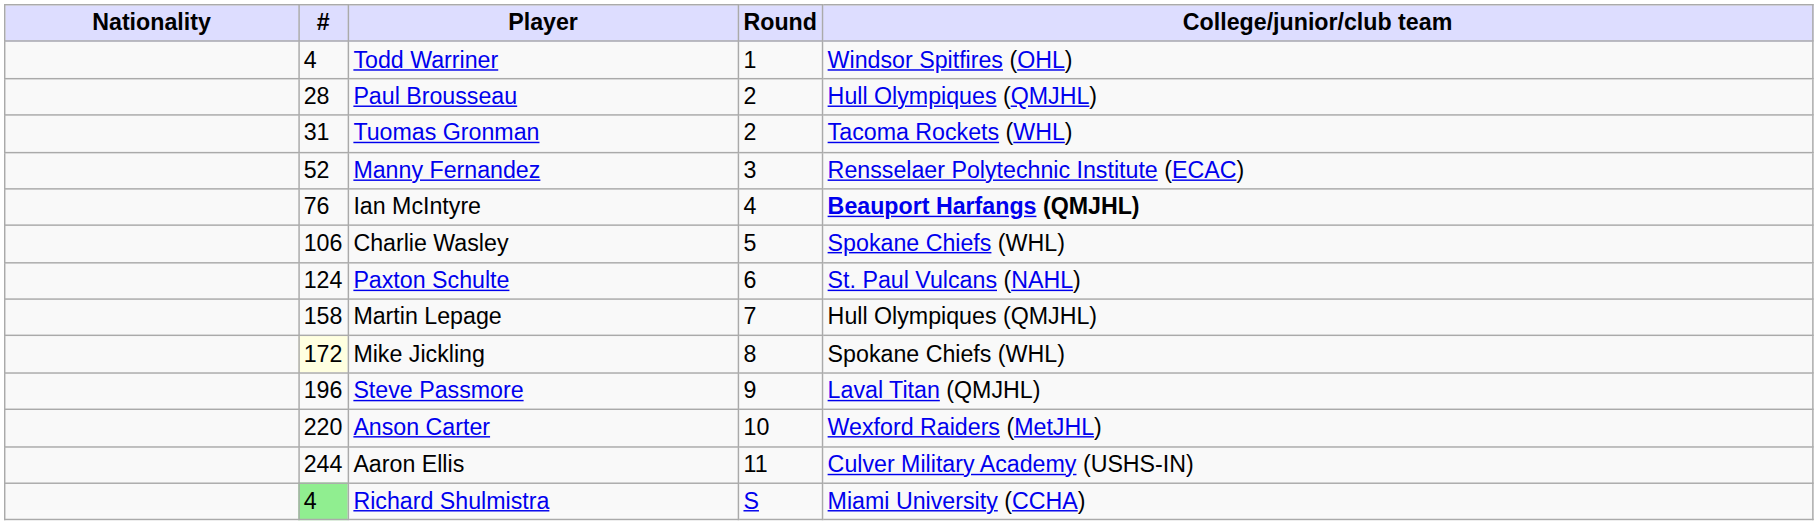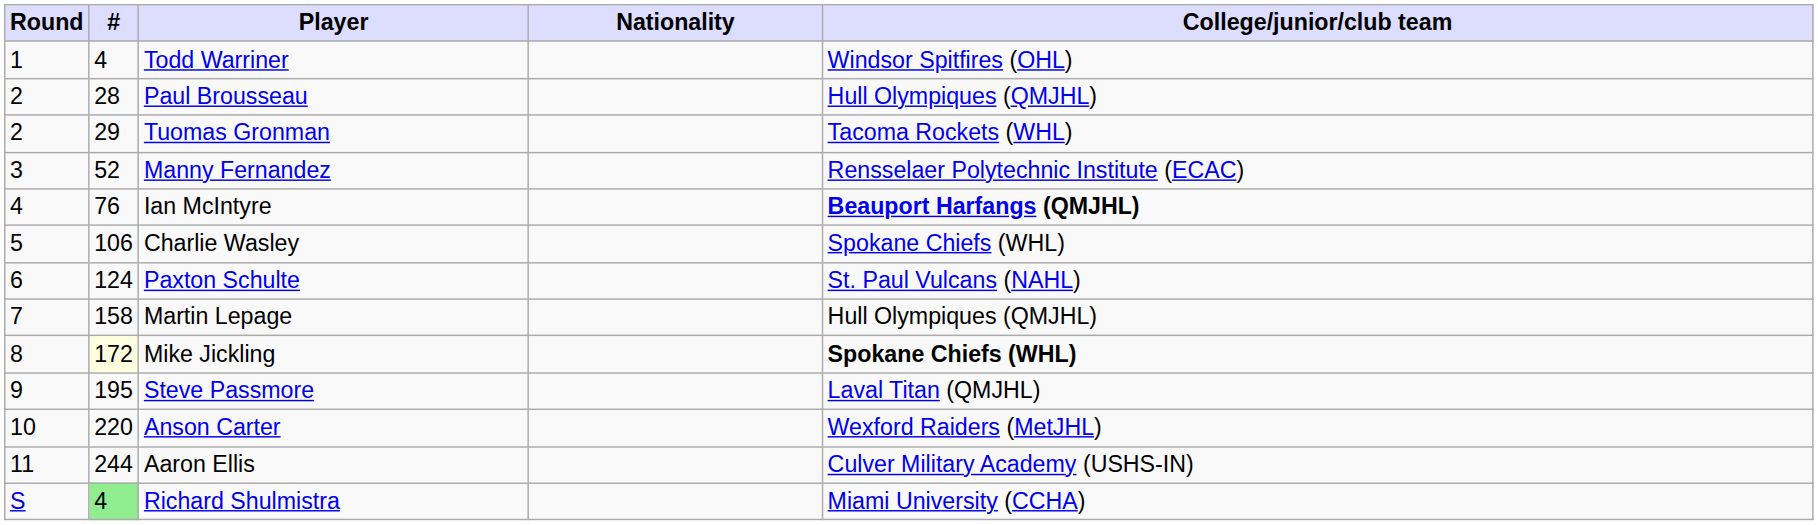columns swapped: (780, 22) <-> (152, 22)
(317, 133) 31 -> (107, 133) 29
(946, 354) normal -> (952, 354) bold
(323, 390) 196 -> (114, 390) 195
